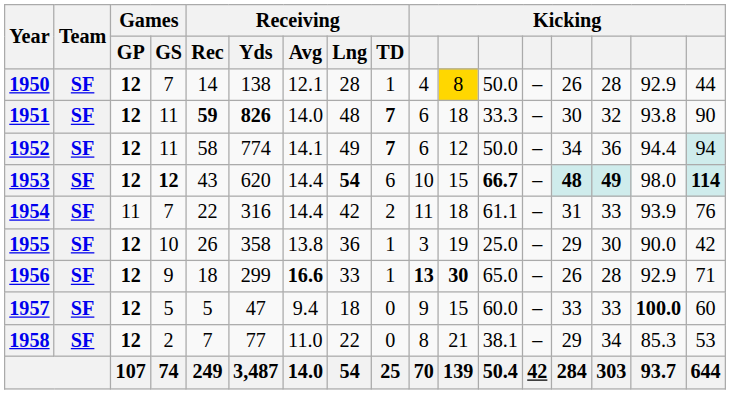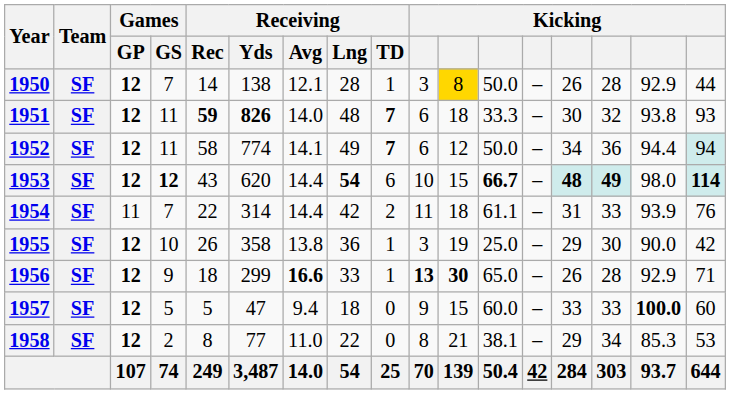(424, 84) 4 -> (424, 84) 3
(706, 116) 90 -> (706, 116) 93
(256, 212) 316 -> (256, 212) 314
(208, 340) 7 -> (208, 340) 8
